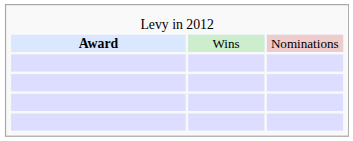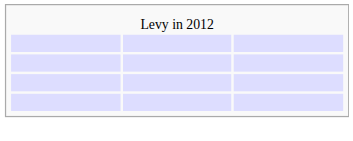- row: (98, 44)
